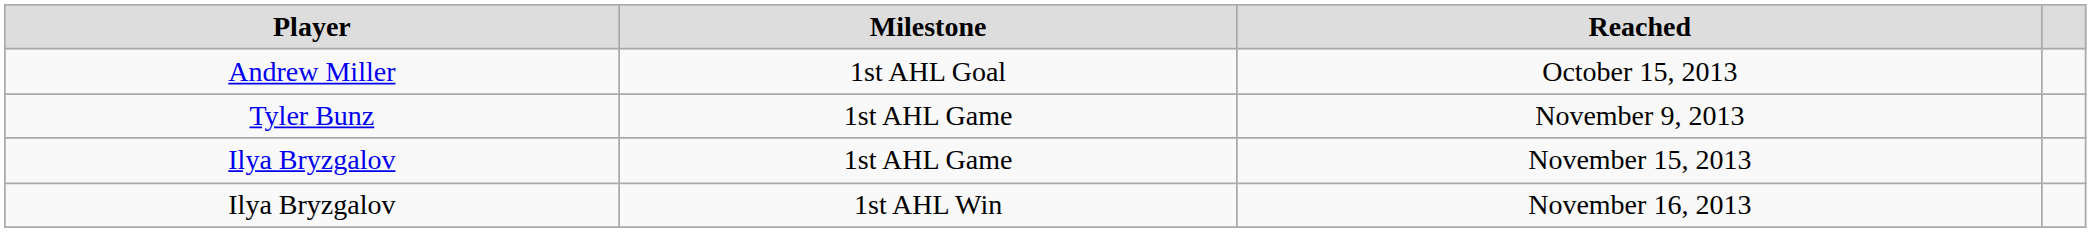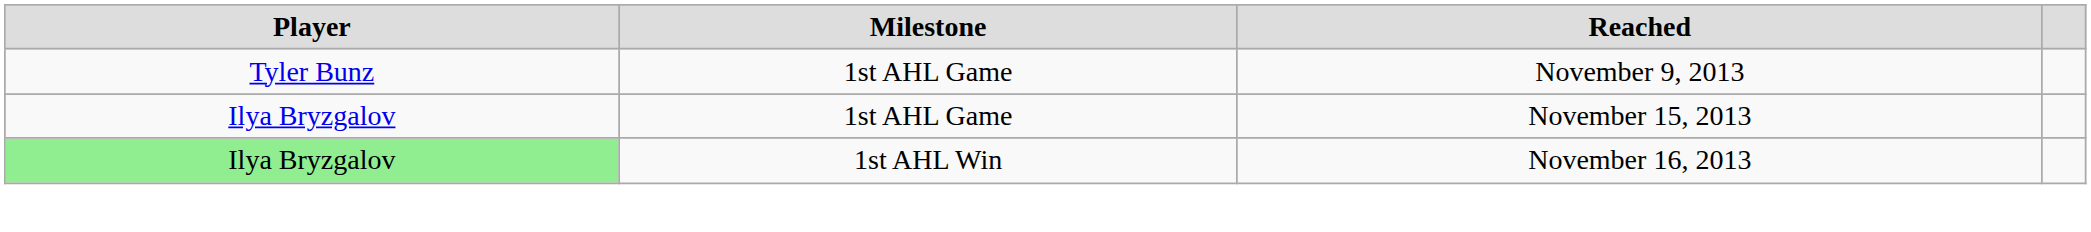- row: (1640, 71)
(312, 204) no background -> (312, 159) lightgreen background
